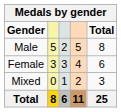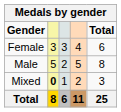rows swapped: (26, 47) <-> (26, 64)
(53, 81) normal -> (53, 81) bold
